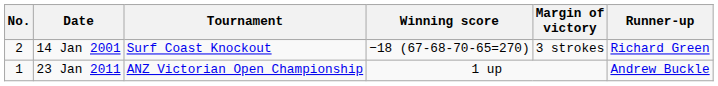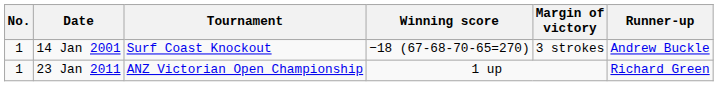(19, 50) 2 -> (19, 50) 1
(660, 50) Richard Green -> (660, 50) Andrew Buckle
(660, 71) Andrew Buckle -> (660, 71) Richard Green
